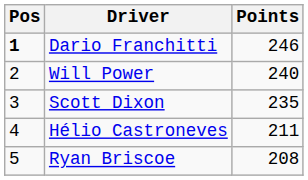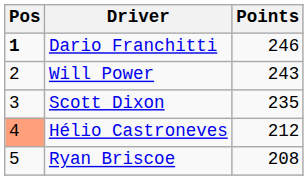(284, 76) 240 -> (284, 76) 243
(14, 132) no background -> (14, 132) lightsalmon background
(284, 132) 211 -> (284, 132) 212
